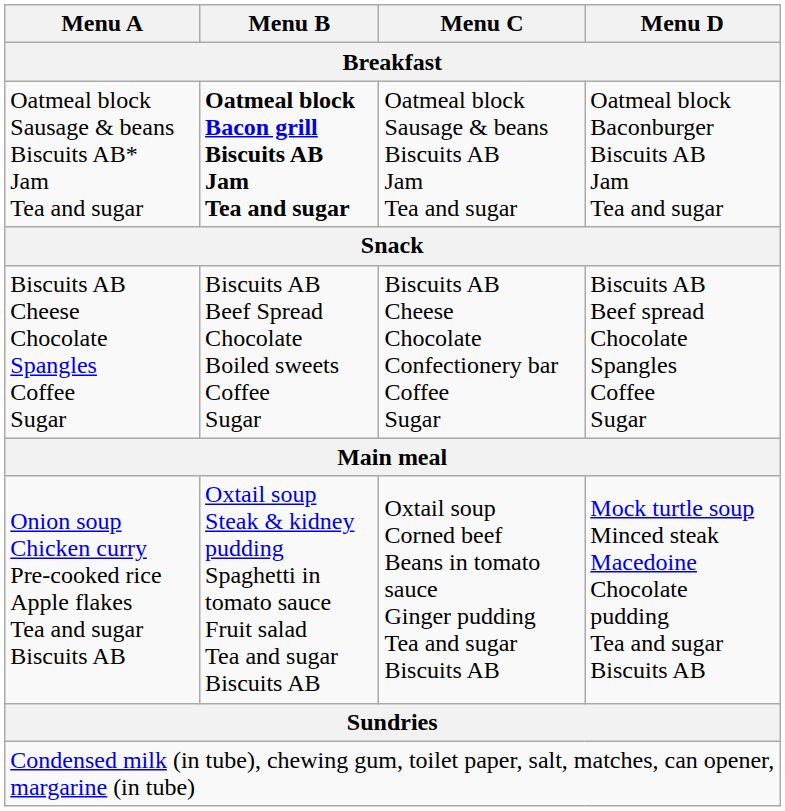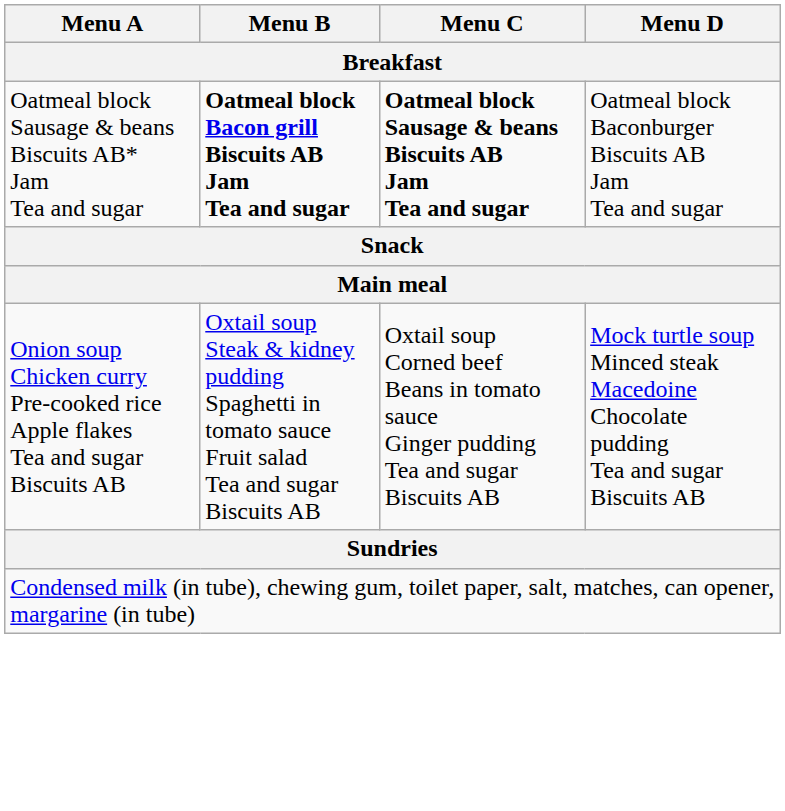(466, 153) normal -> (471, 153) bold
- row: (68, 351)
